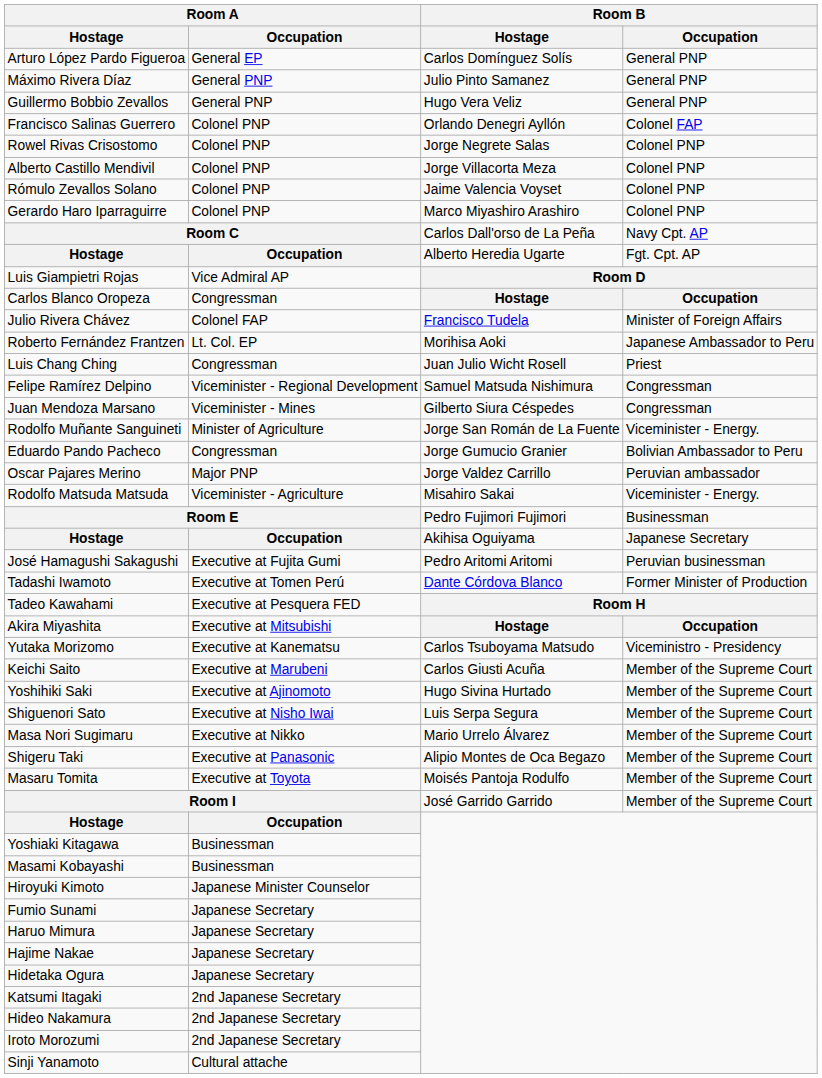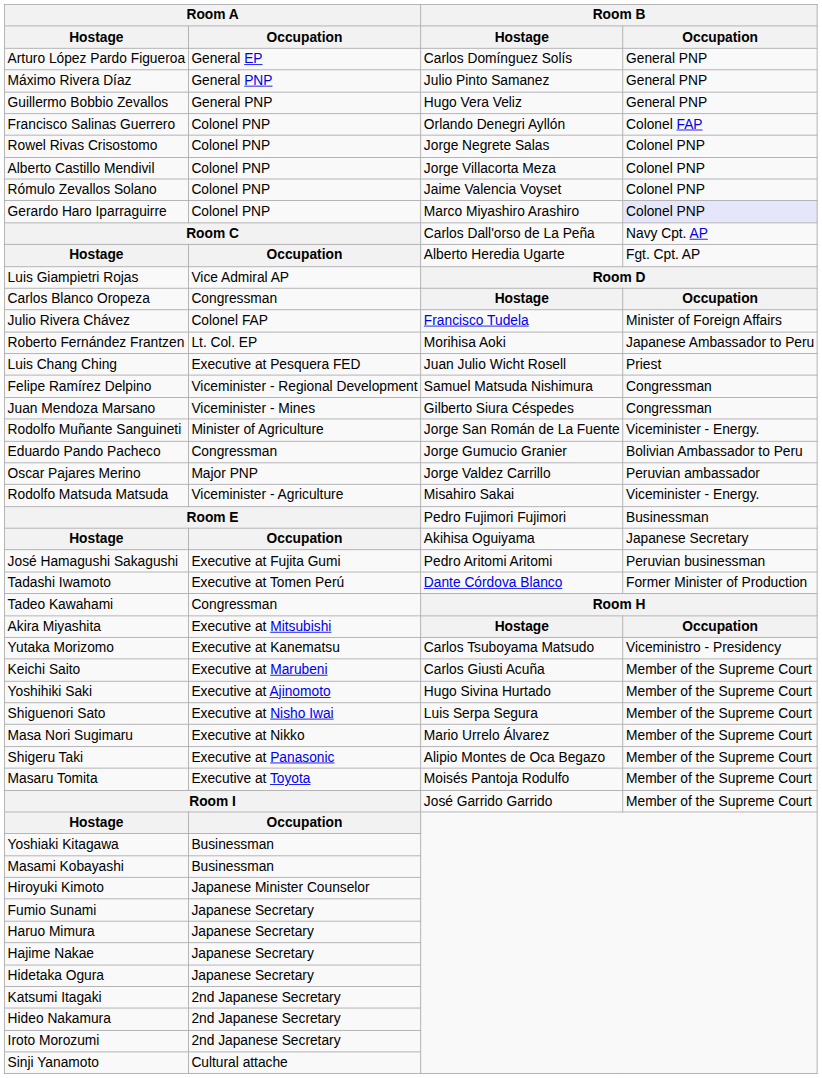(665, 211) no background -> (665, 211) lavender background
(234, 364) Congressman -> (276, 364) Executive at Pesquera FED
(276, 604) Executive at Pesquera FED -> (234, 604) Congressman
